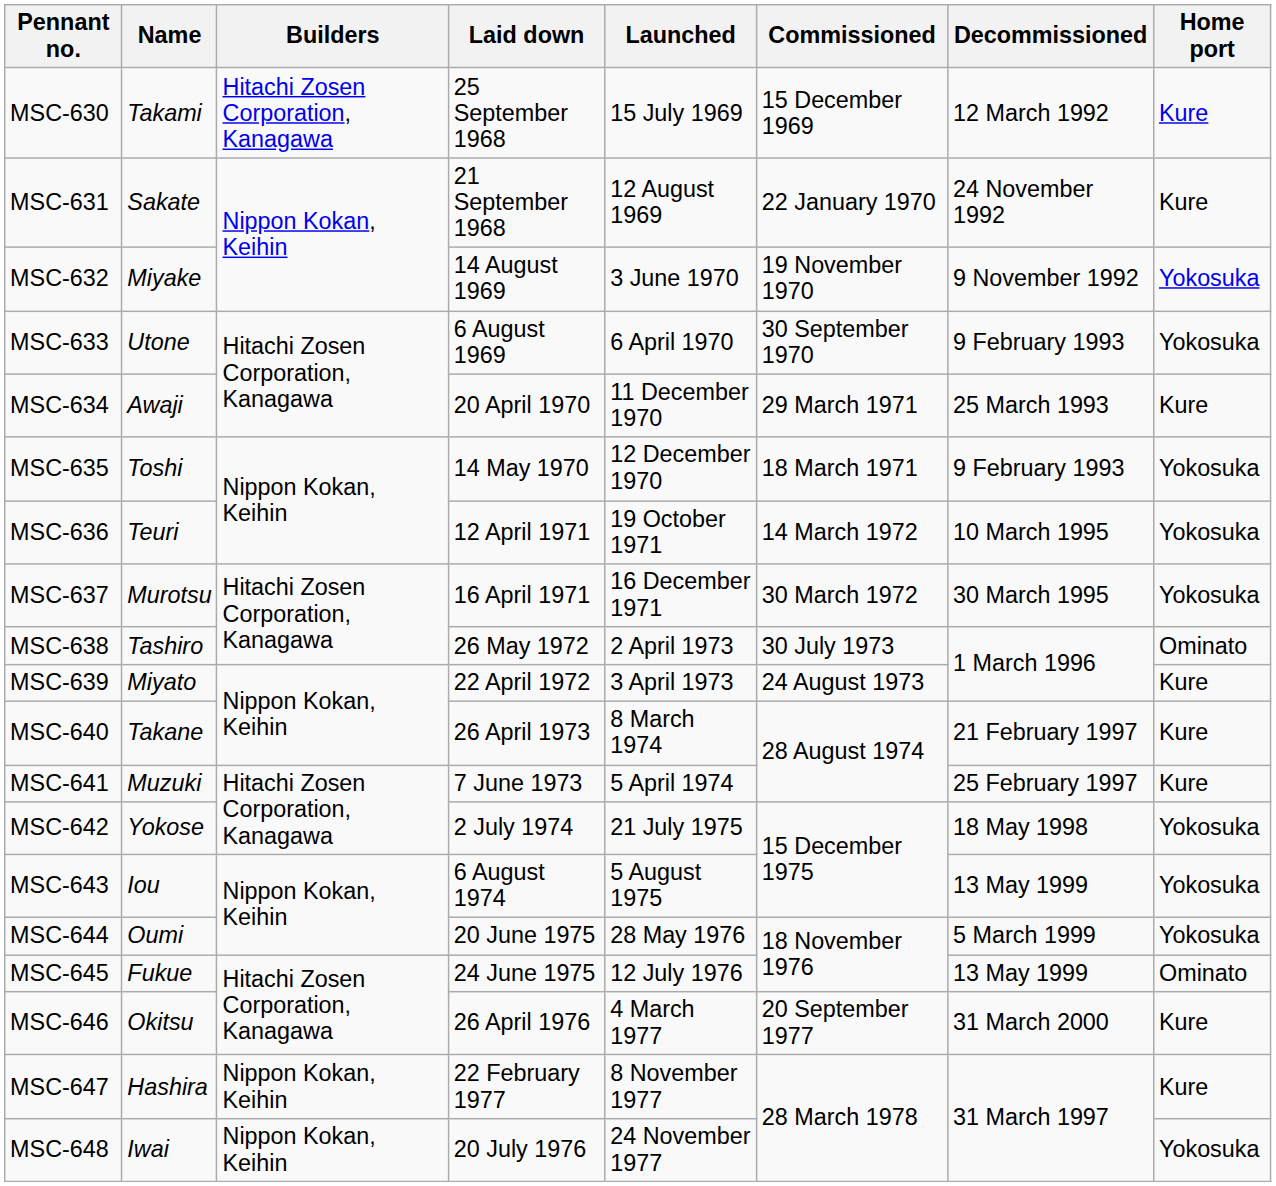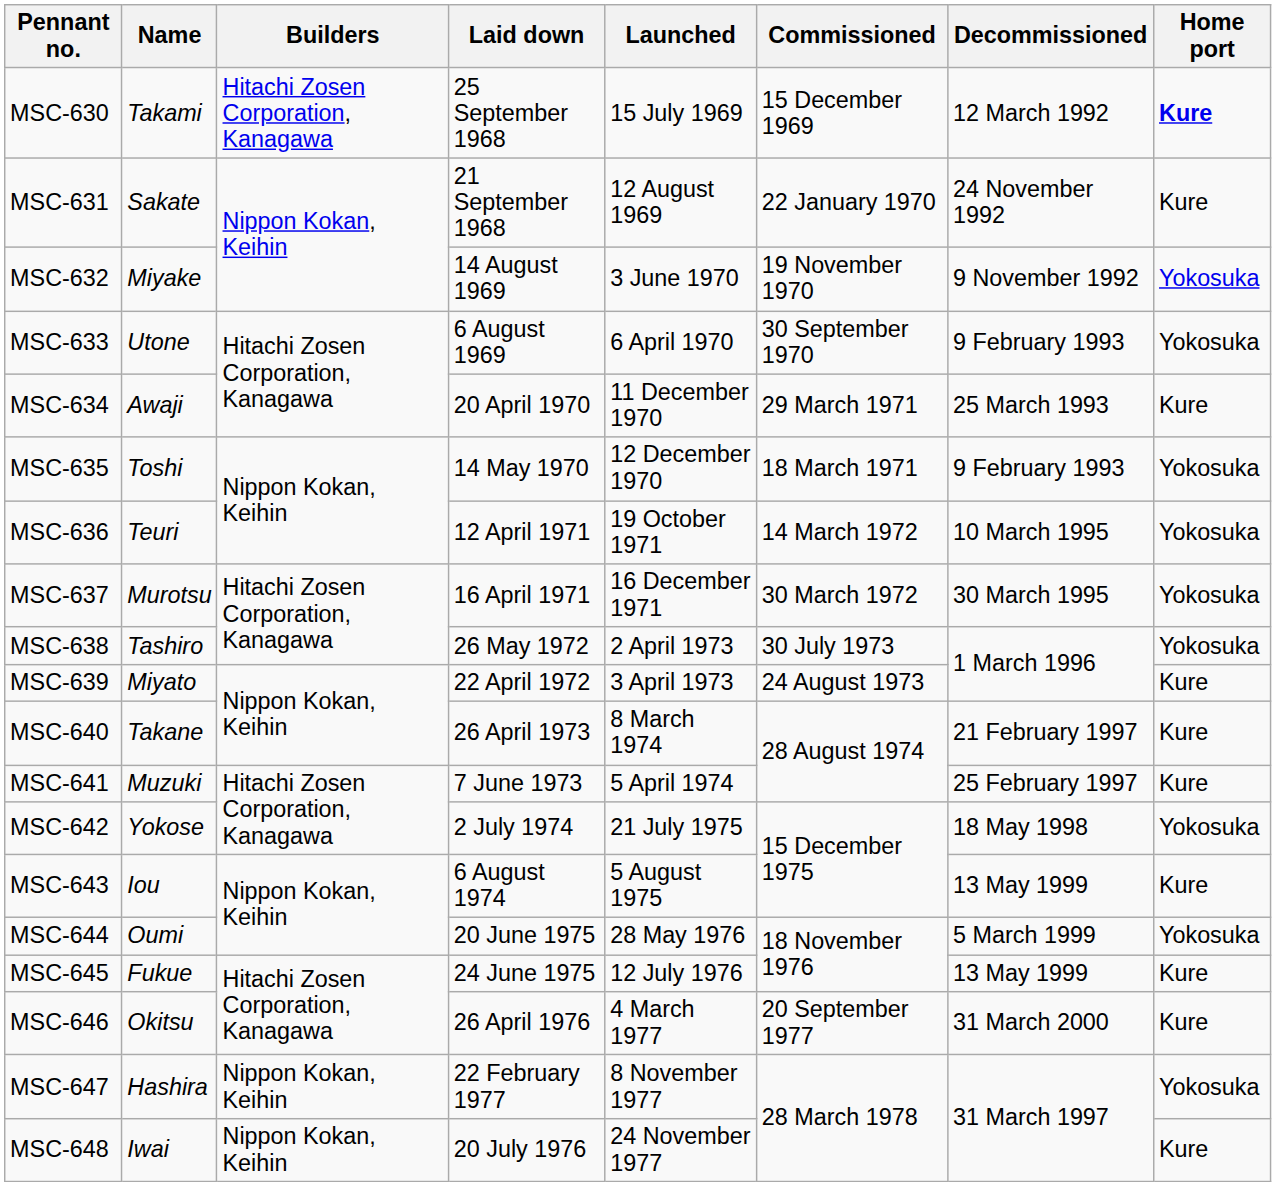(1184, 112) normal -> (1186, 112) bold
(1203, 645) Ominato -> (1209, 645) Yokosuka
(1209, 885) Yokosuka -> (1184, 885) Kure
(1203, 972) Ominato -> (1184, 972) Kure
(1184, 1086) Kure -> (1209, 1086) Yokosuka
(1209, 1149) Yokosuka -> (1184, 1149) Kure
